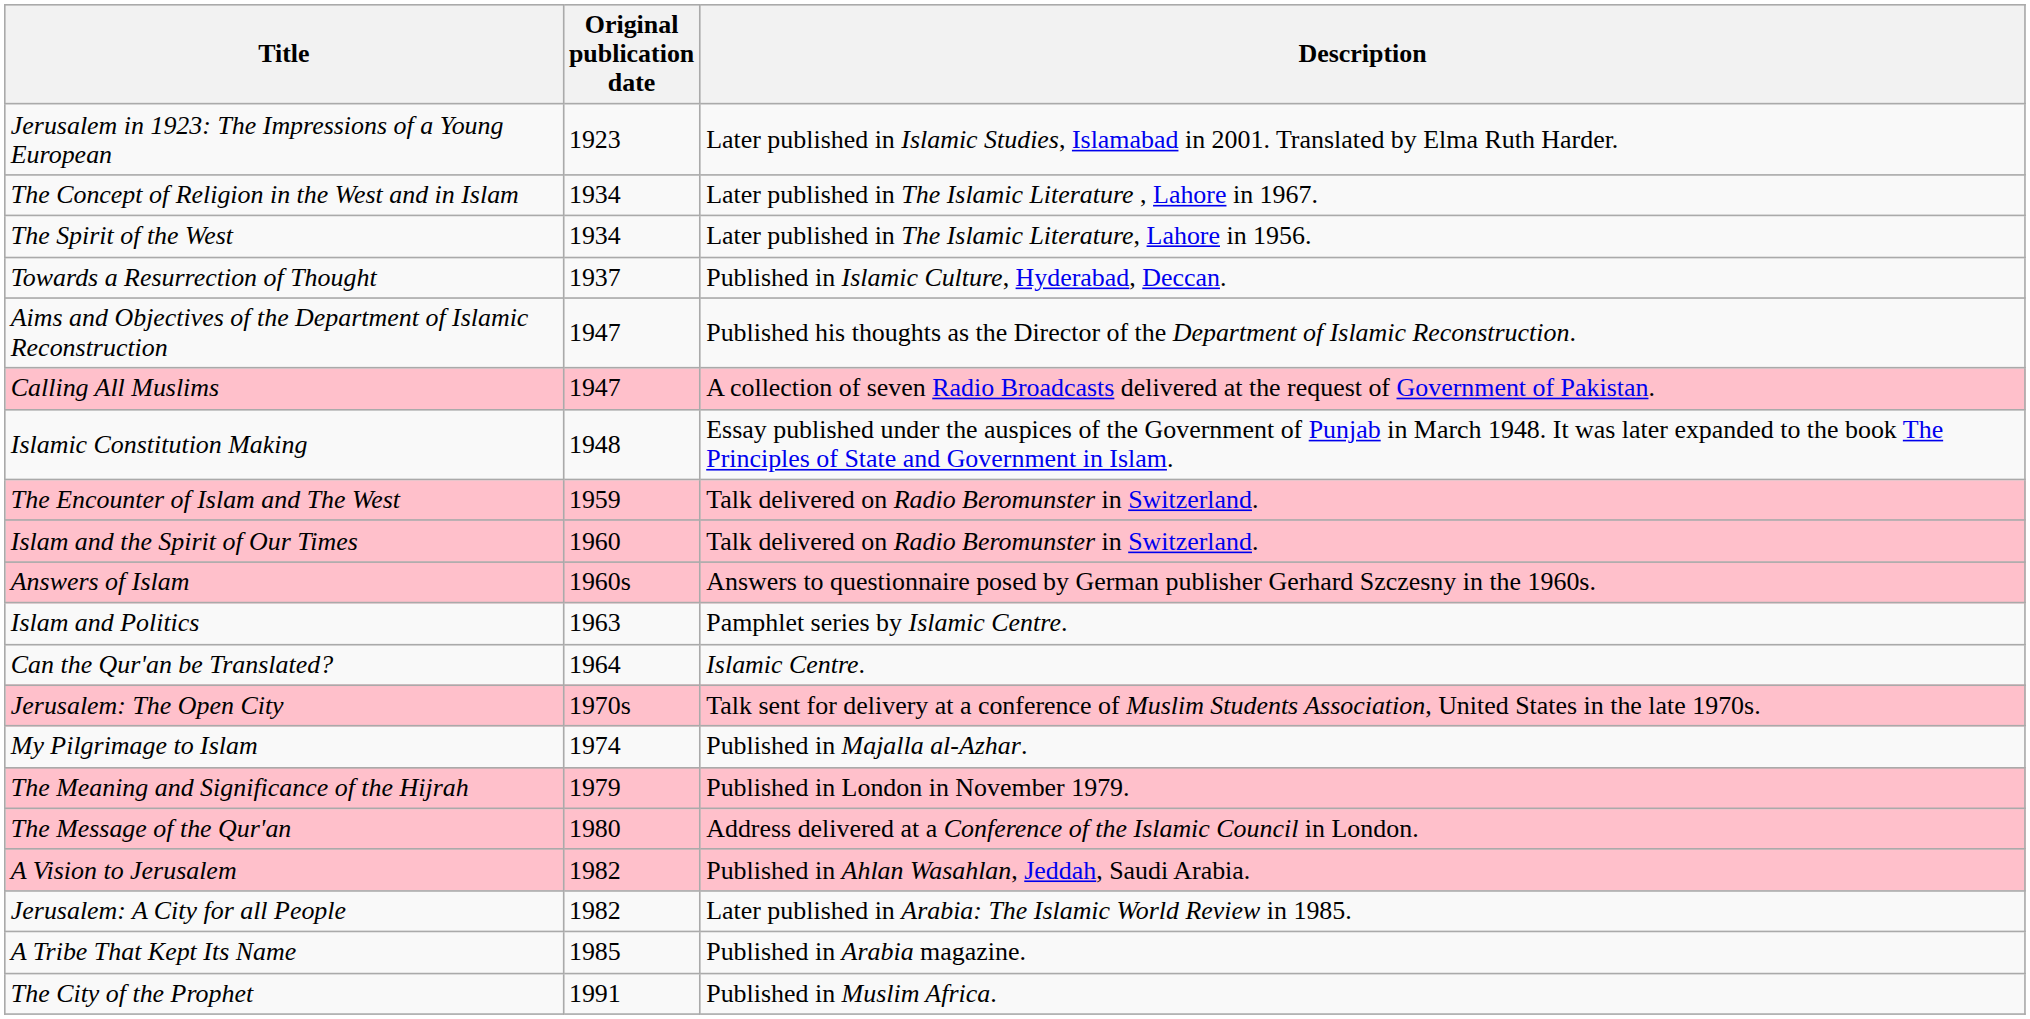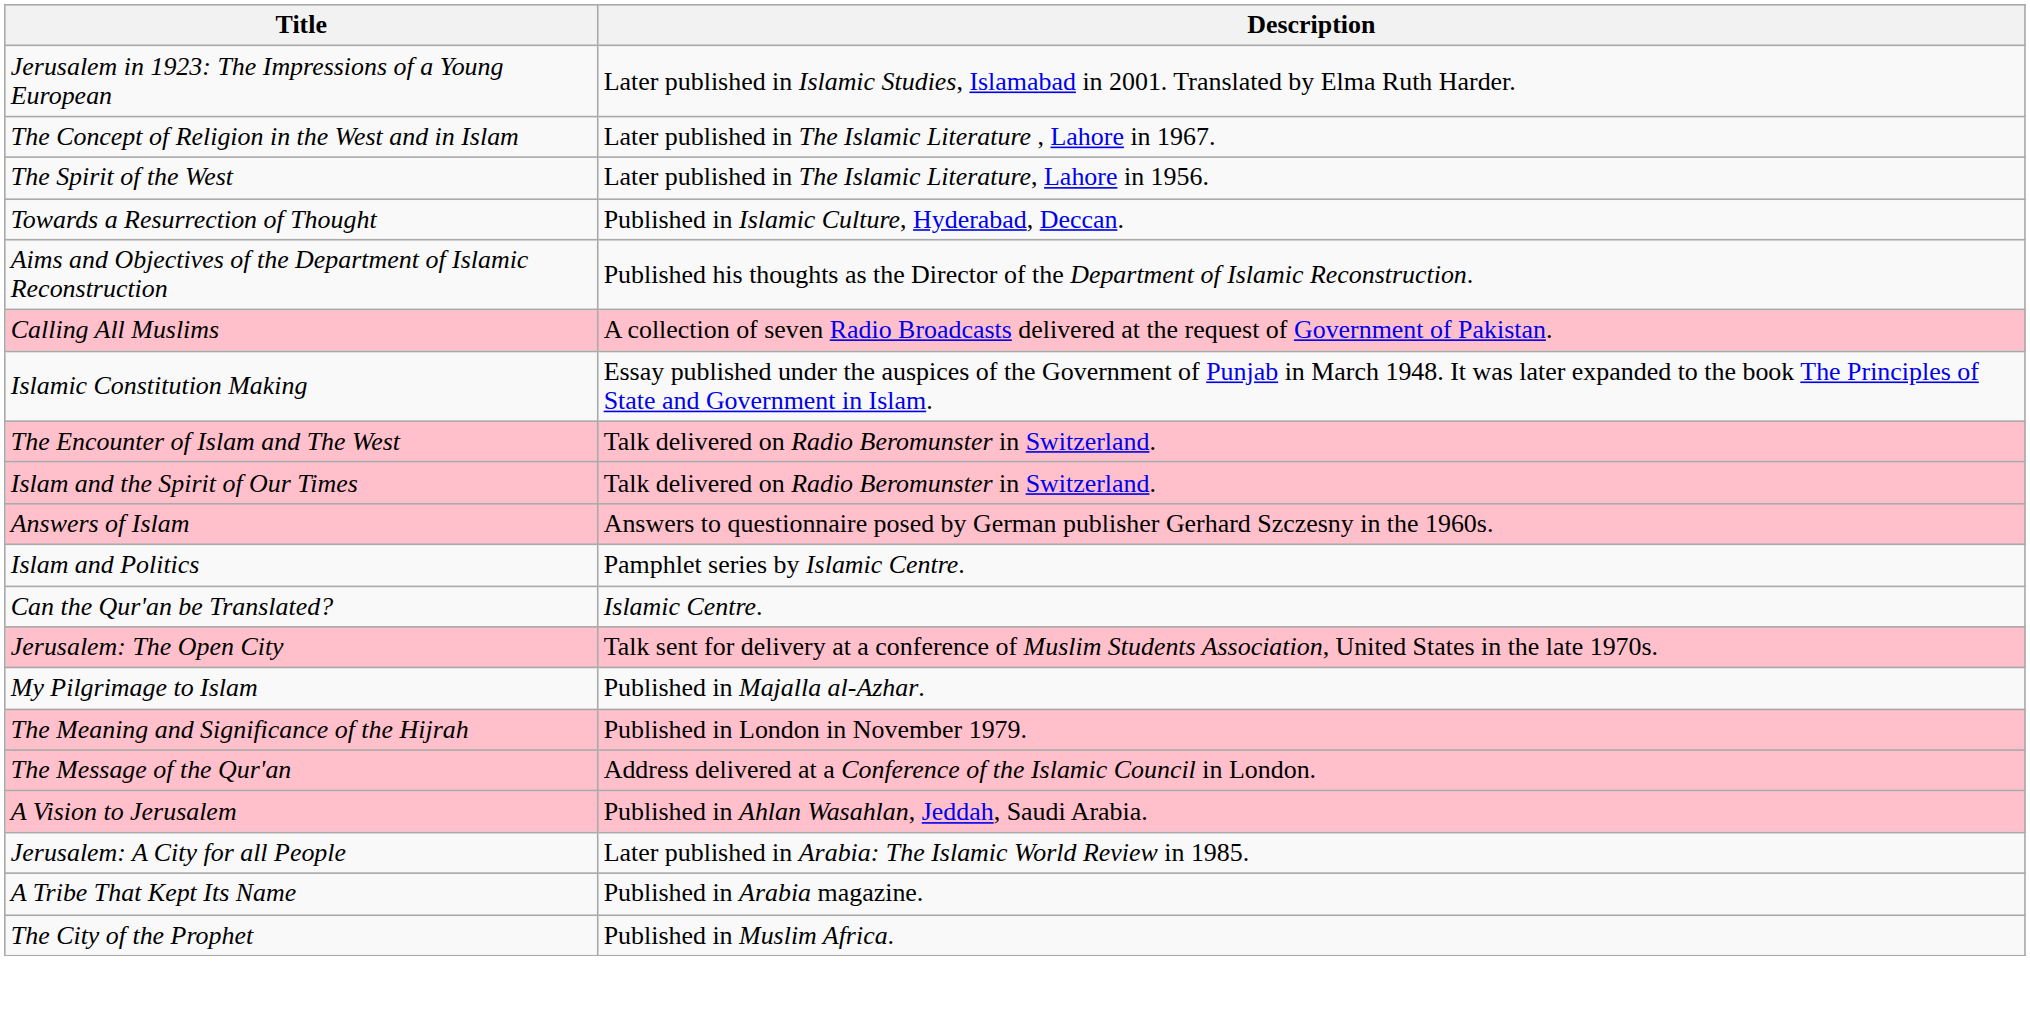- column: (632, 54)
